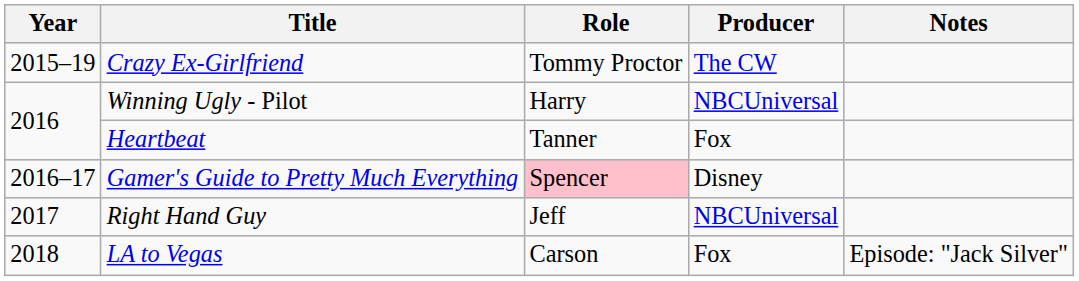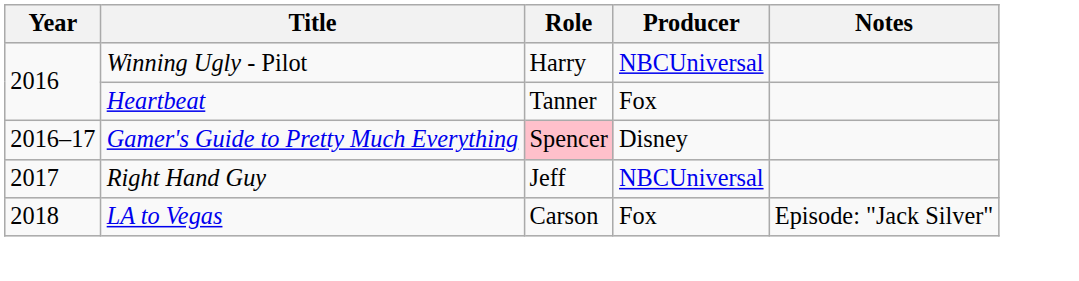- row: (205, 62)
